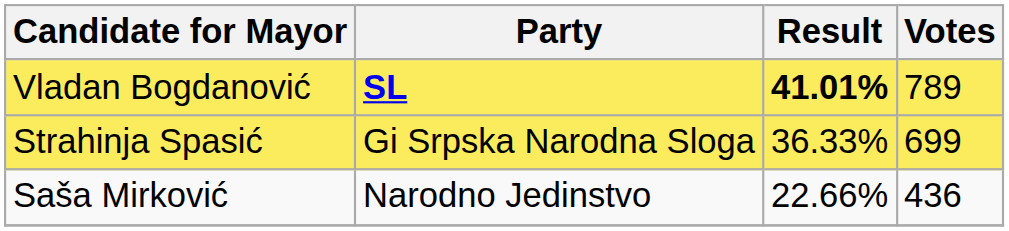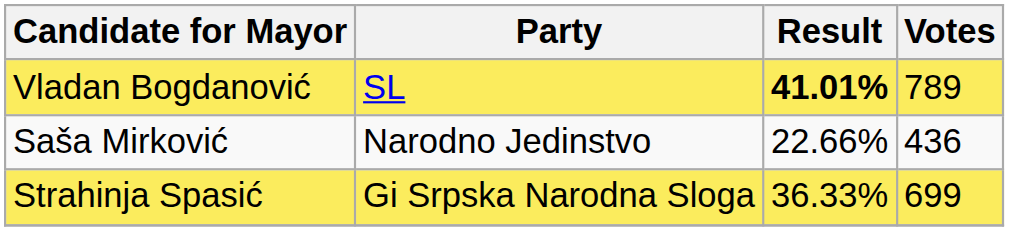(385, 86) bold -> (384, 86) normal
rows swapped: (138, 141) <-> (121, 196)
